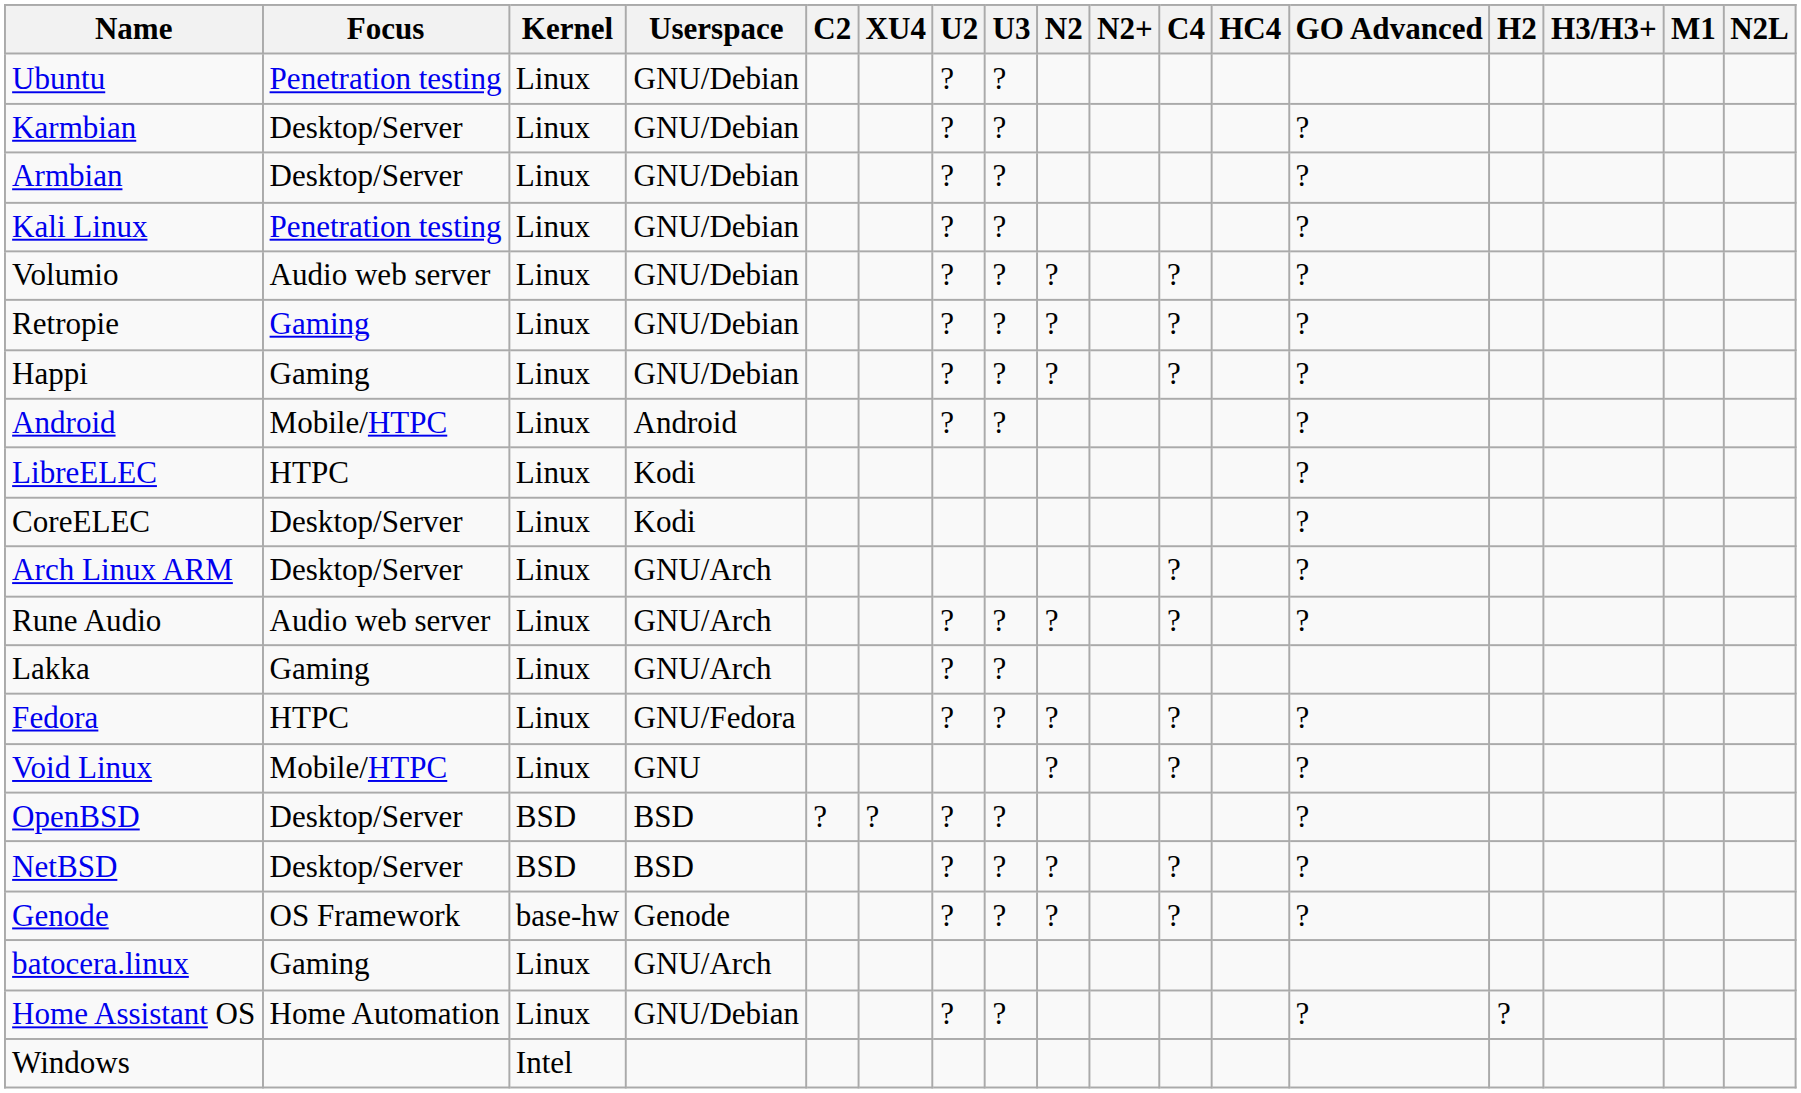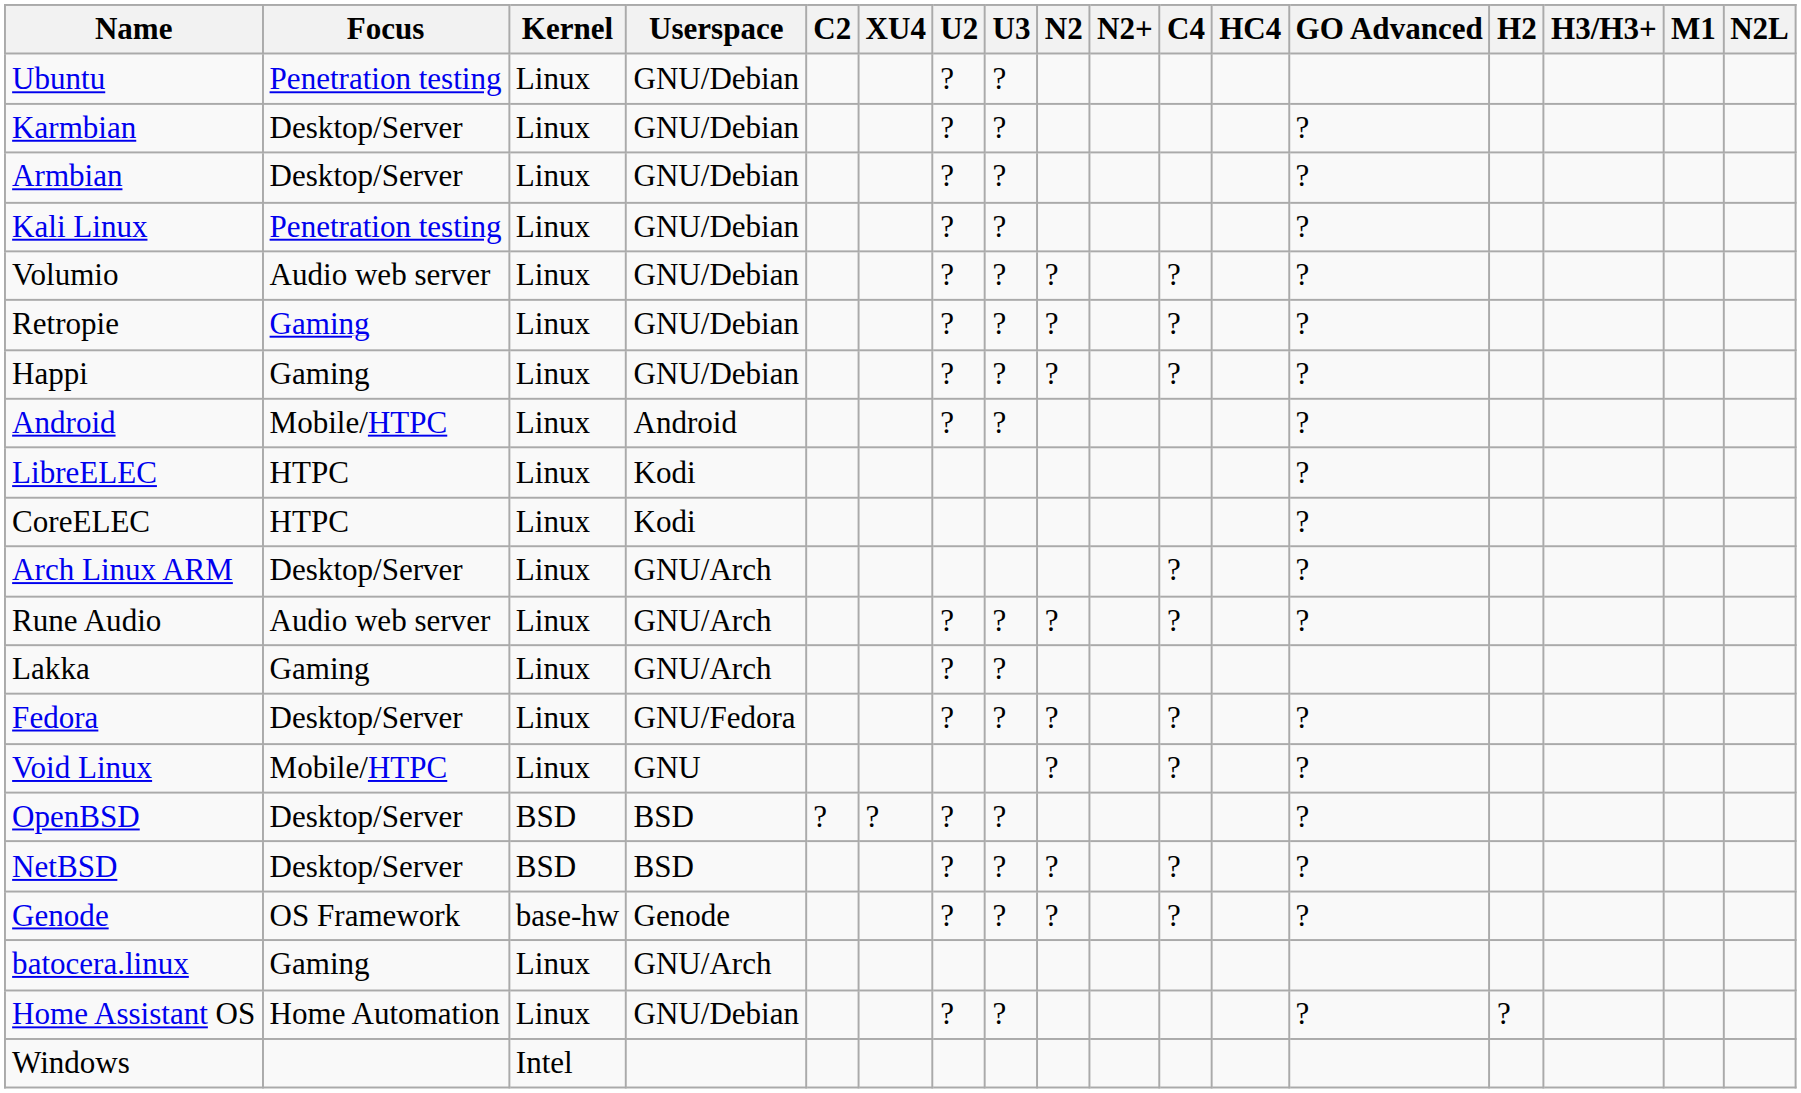(366, 521) Desktop/Server -> (309, 521) HTPC
(309, 718) HTPC -> (366, 718) Desktop/Server
